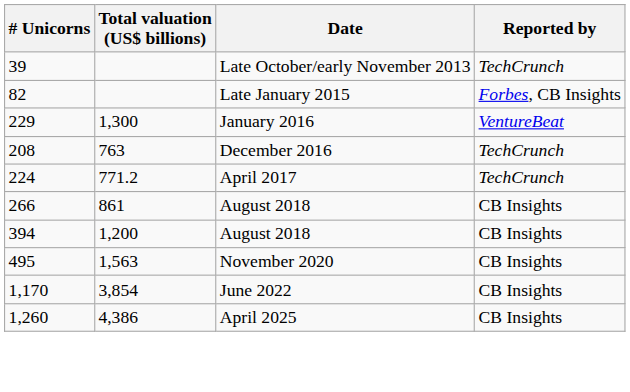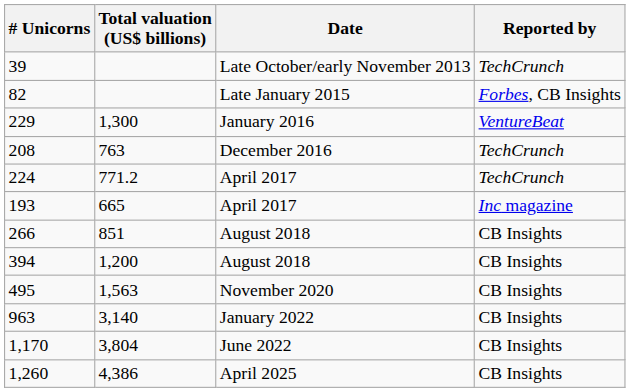+ row: (22, 205)
(112, 205) 861 -> (112, 233) 851
+ row: (22, 317)
(118, 289) 3,854 -> (118, 345) 3,804
